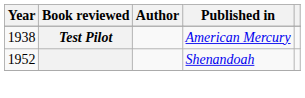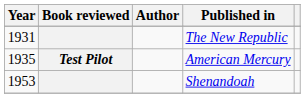+ row: (237, 37)
(22, 37) 1938 -> (22, 59) 1935
(22, 59) 1952 -> (22, 81) 1953
